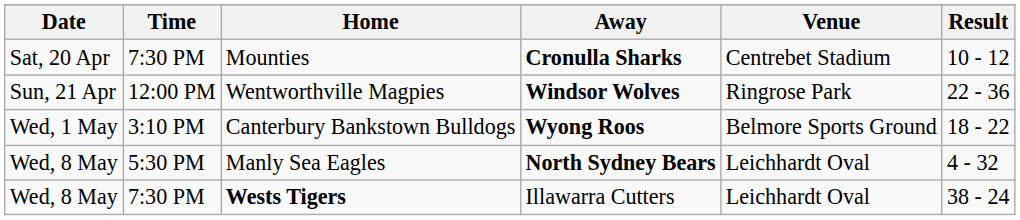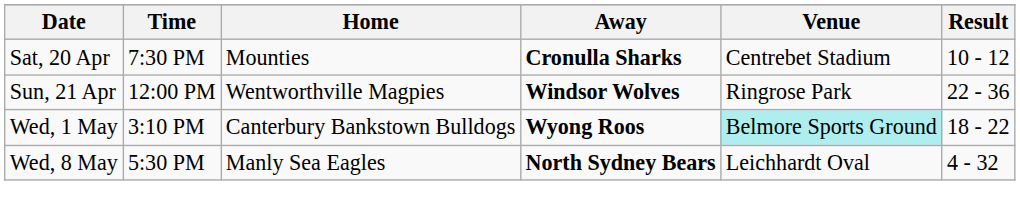(831, 127) no background -> (831, 127) paleturquoise background
- row: (286, 197)
